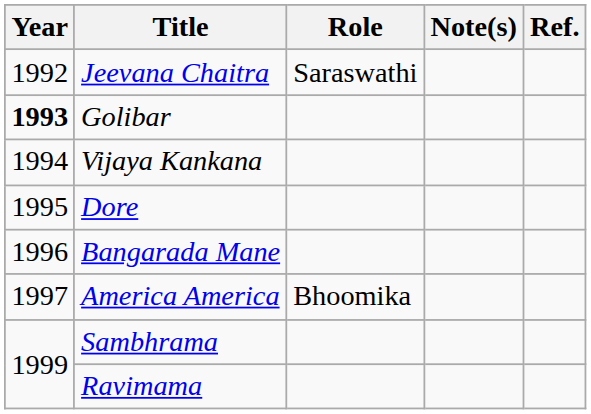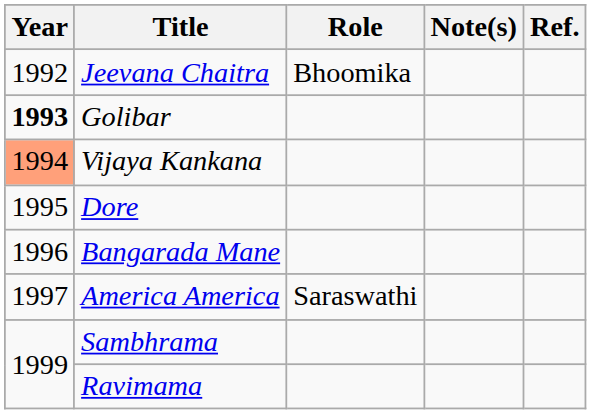(355, 71) Saraswathi -> (352, 71) Bhoomika
(40, 161) no background -> (40, 161) lightsalmon background
(352, 296) Bhoomika -> (355, 296) Saraswathi
